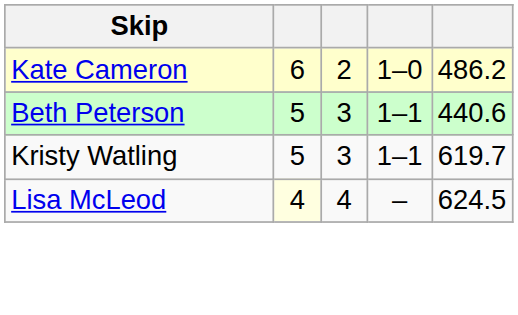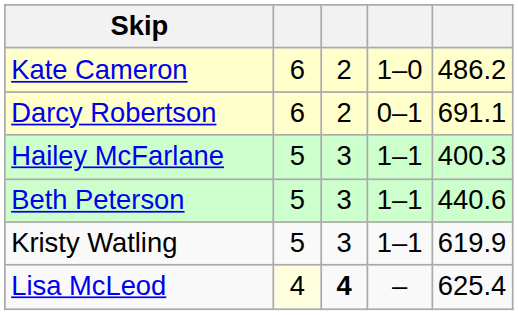+ row: (114, 112)
+ row: (118, 156)
(472, 156) 619.7 -> (472, 243) 619.9
(344, 199) normal -> (344, 286) bold
(472, 199) 624.5 -> (472, 286) 625.4
